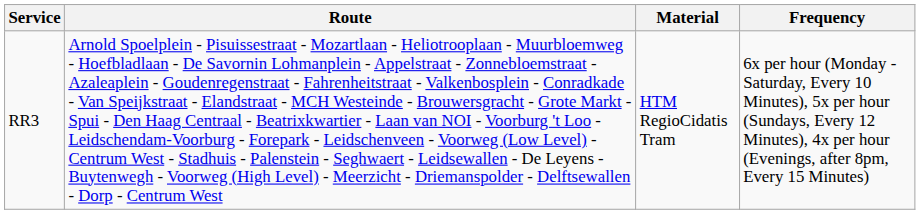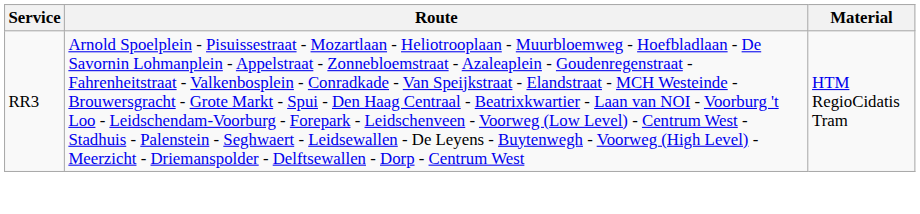- column: (827, 17)
